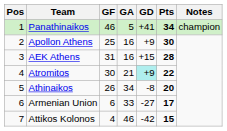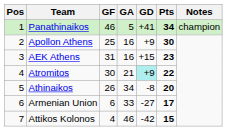(169, 57) 28 -> (169, 57) 23
